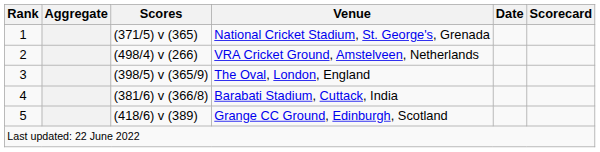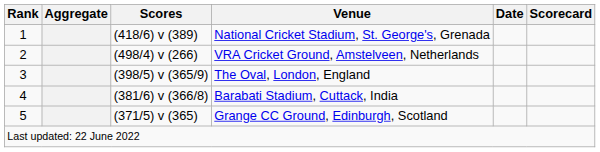(156, 34) (371/5) v (365) -> (156, 34) (418/6) v (389)
(156, 116) (418/6) v (389) -> (156, 116) (371/5) v (365)
